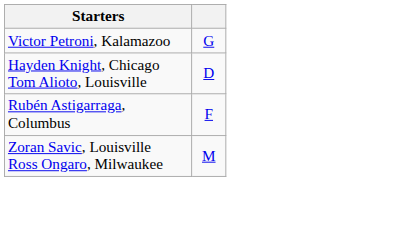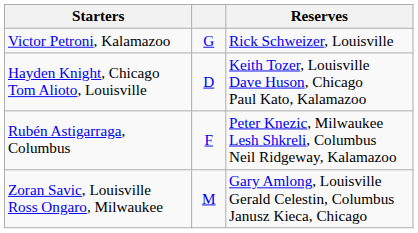+ column: (319, 16)
